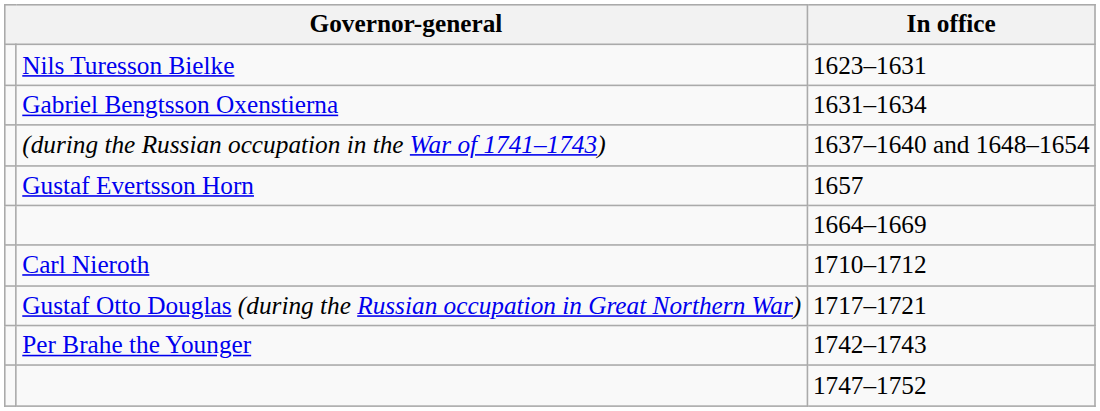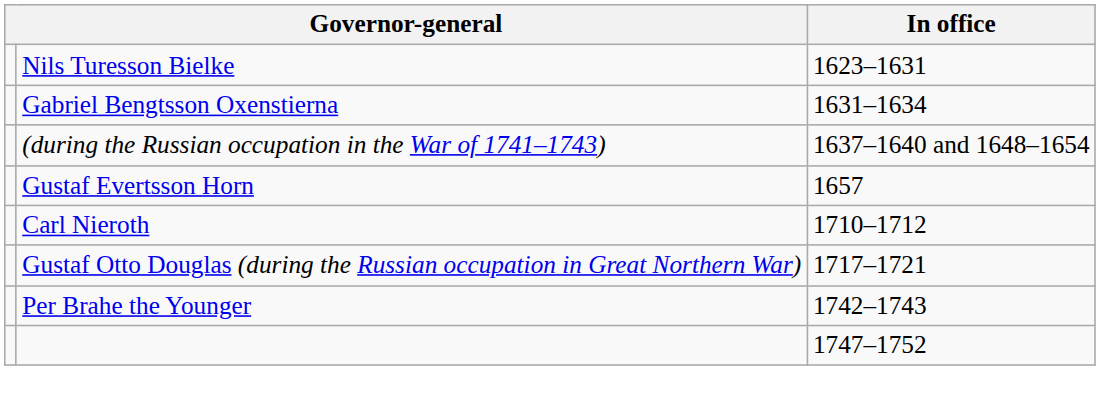- row: (870, 225)
